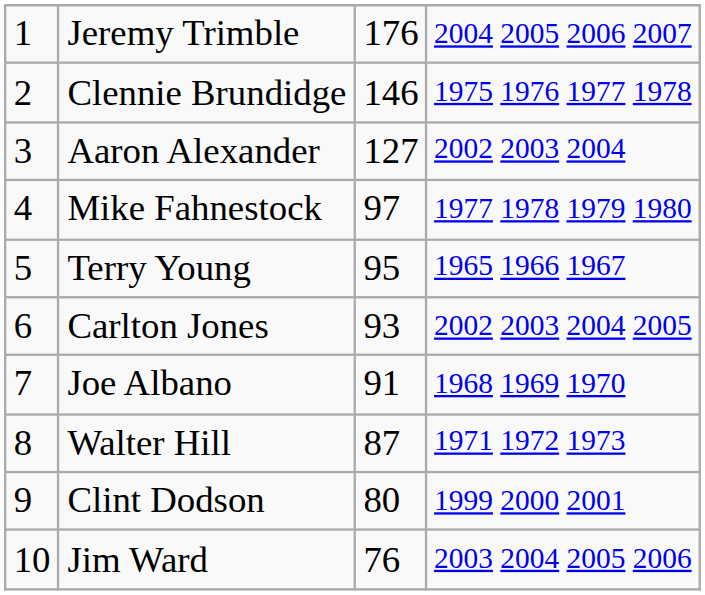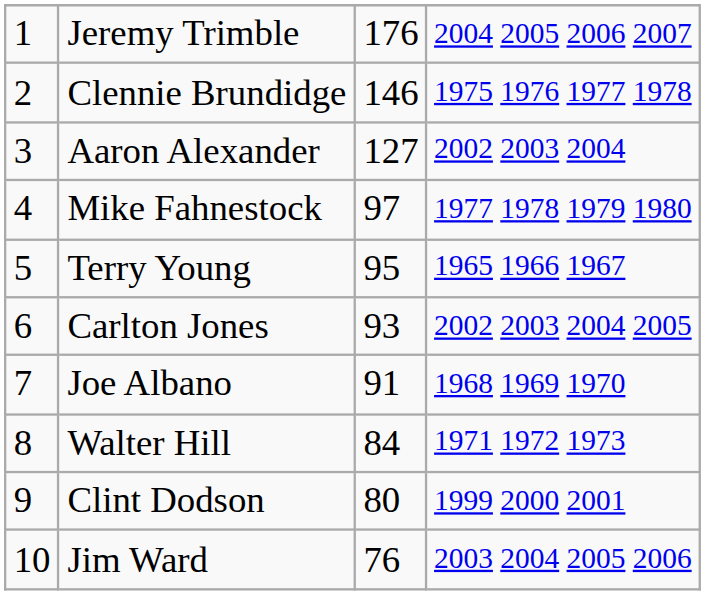(382, 442) 87 -> (382, 442) 84
